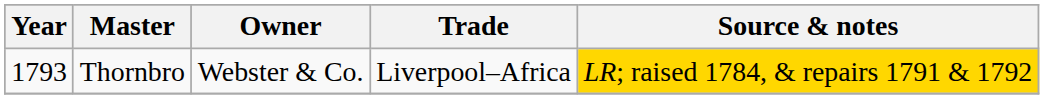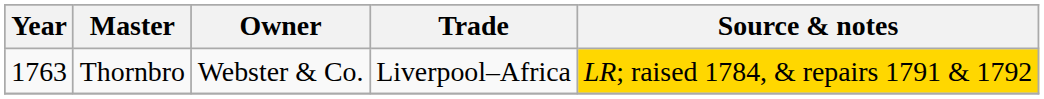(39, 70) 1793 -> (39, 70) 1763
